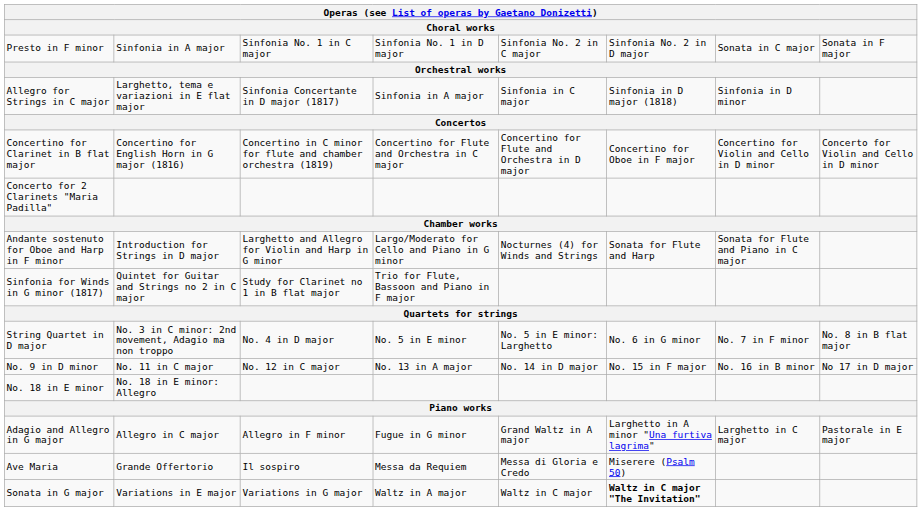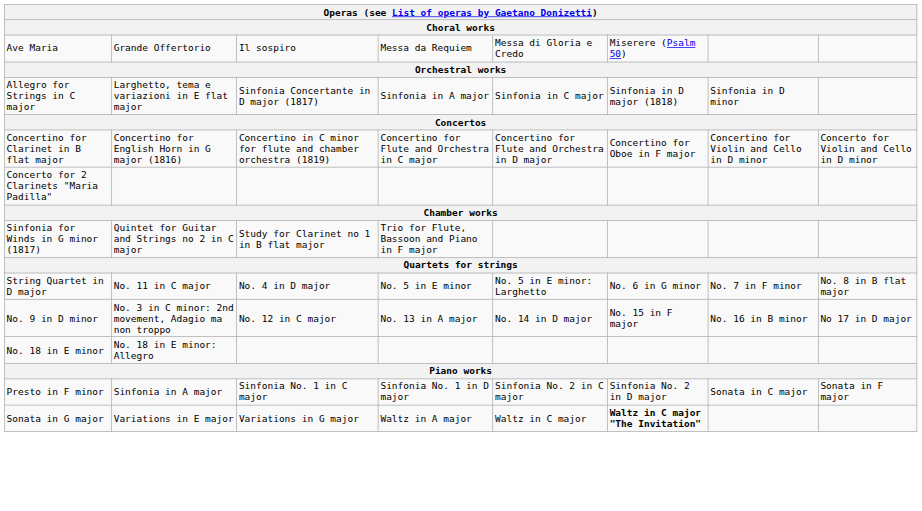rows swapped: (32, 467) <-> (55, 49)
- row: (55, 250)
(176, 340) No. 3 in C minor: 2nd movement, Adagio ma non troppo -> (162, 286) No. 11 in C major
(165, 366) No. 11 in C major -> (174, 318) No. 3 in C minor: 2nd movement, Adagio ma non troppo
- row: (58, 435)
